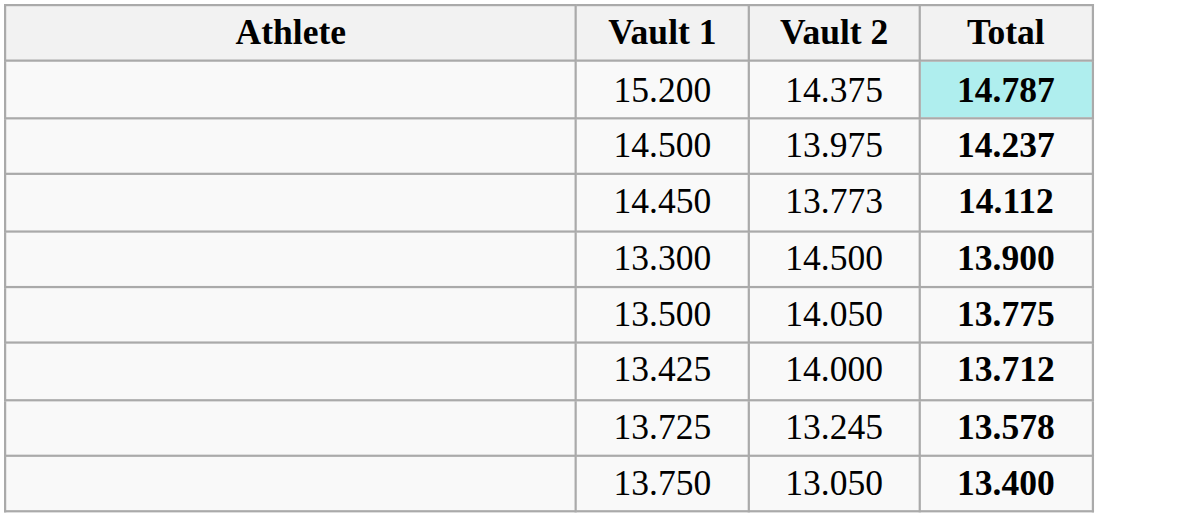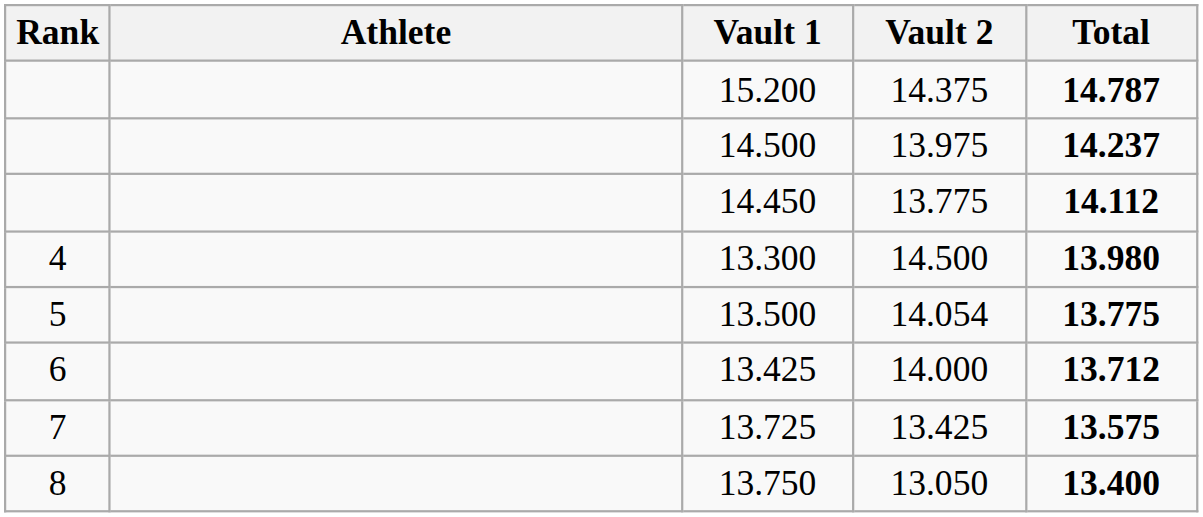+ column: (58, 32)
(1006, 88) paleturquoise background -> (1111, 88) no background
(834, 201) 13.773 -> (939, 201) 13.775
(1006, 257) 13.900 -> (1111, 257) 13.980
(834, 314) 14.050 -> (939, 314) 14.054
(834, 426) 13.245 -> (939, 426) 13.425
(1006, 426) 13.578 -> (1111, 426) 13.575
